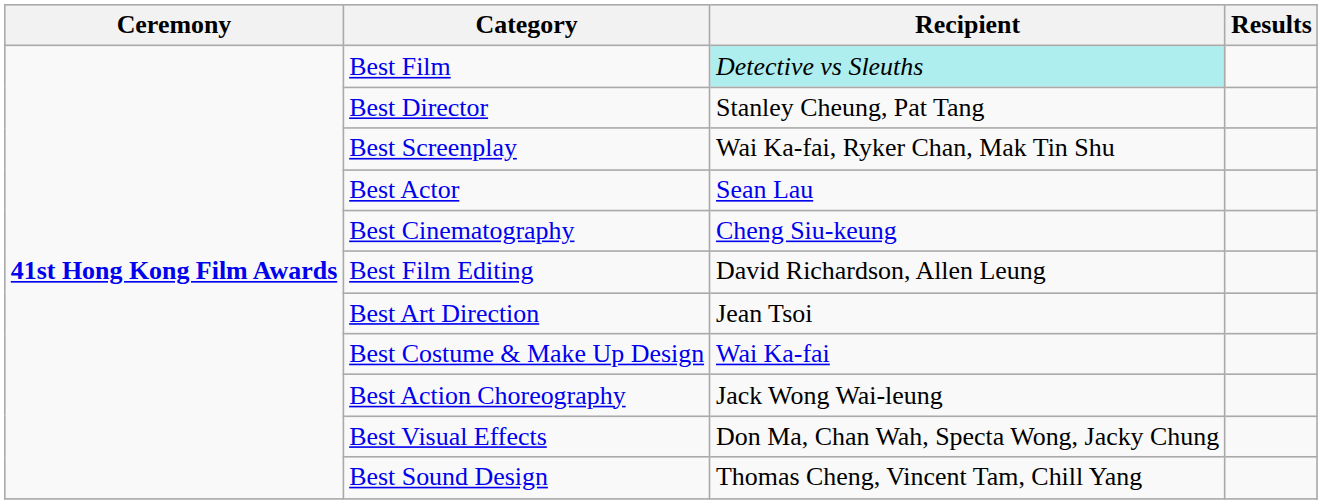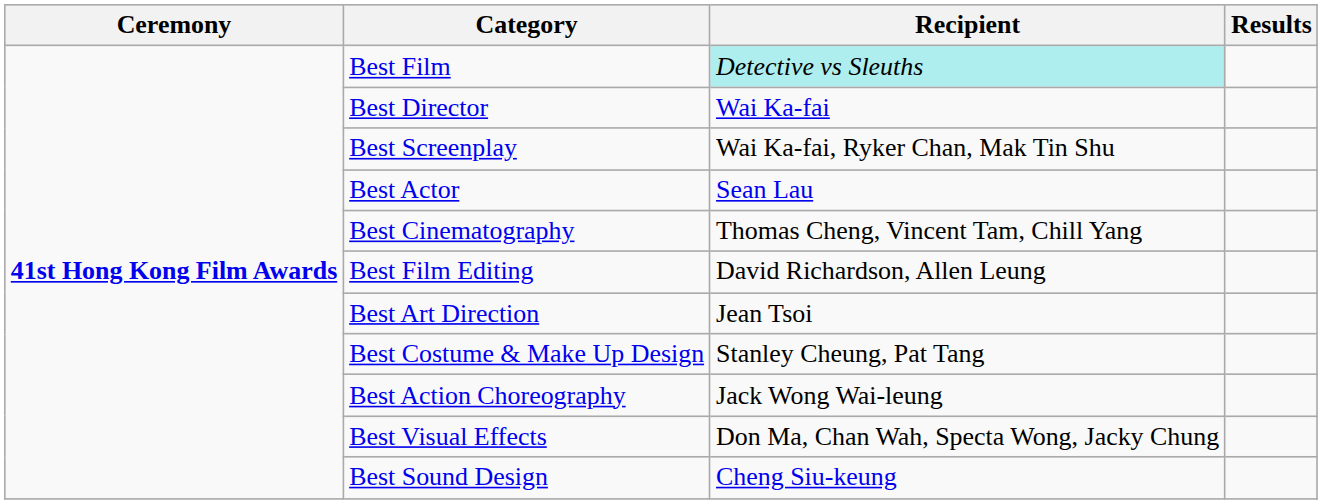(850, 107) Stanley Cheung, Pat Tang -> (773, 107) Wai Ka-fai
(806, 230) Cheng Siu-keung -> (929, 230) Thomas Cheng, Vincent Tam, Chill Yang
(773, 353) Wai Ka-fai -> (850, 353) Stanley Cheung, Pat Tang
(929, 477) Thomas Cheng, Vincent Tam, Chill Yang -> (806, 477) Cheng Siu-keung
